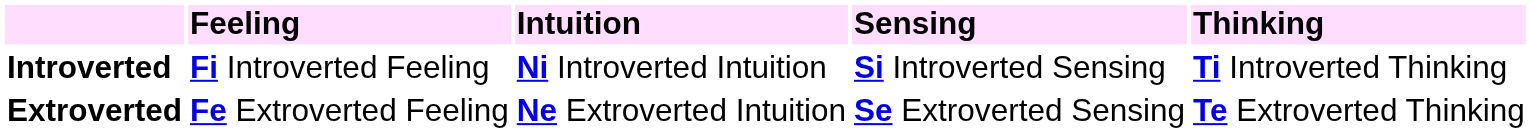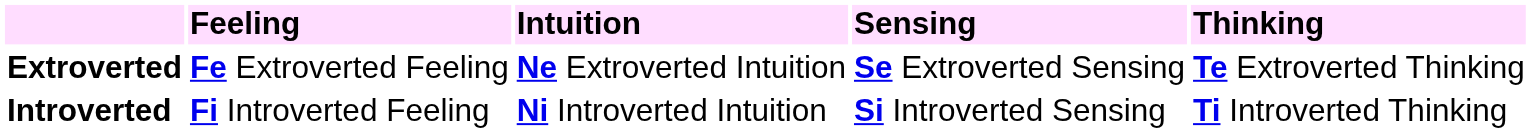rows swapped: (89, 67) <-> (94, 110)
